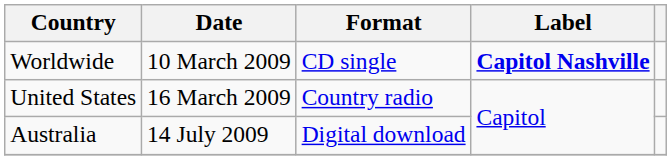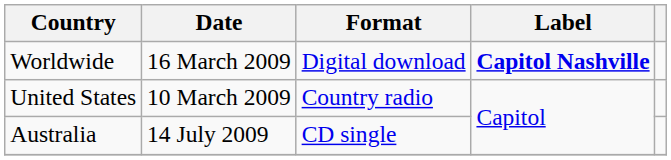(219, 60) 10 March 2009 -> (219, 60) 16 March 2009
(349, 60) CD single -> (384, 60) Digital download
(219, 97) 16 March 2009 -> (219, 97) 10 March 2009
(384, 135) Digital download -> (349, 135) CD single
